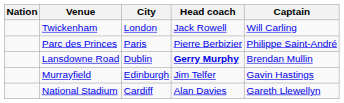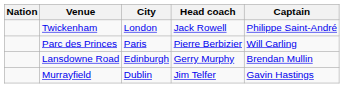(272, 28) Will Carling -> (292, 28) Philippe Saint-André
(292, 43) Philippe Saint-André -> (272, 43) Will Carling
(138, 59) Dublin -> (146, 59) Edinburgh
(206, 59) bold -> (204, 59) normal
(146, 75) Edinburgh -> (138, 75) Dublin
- row: (80, 91)
